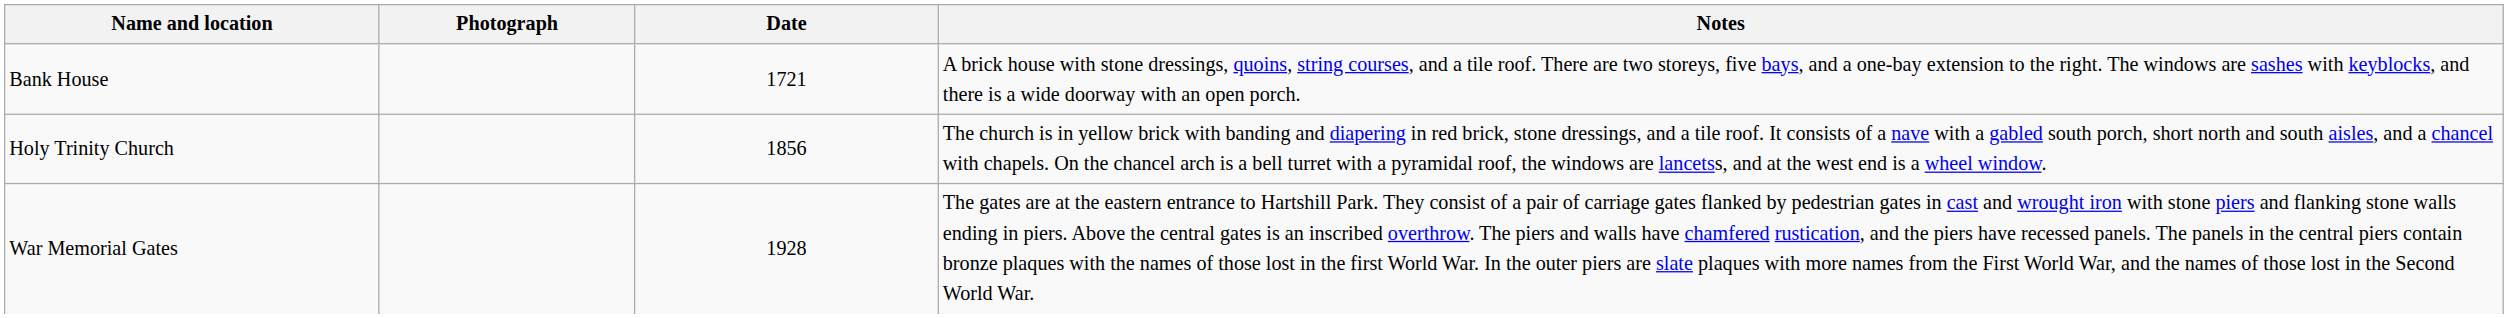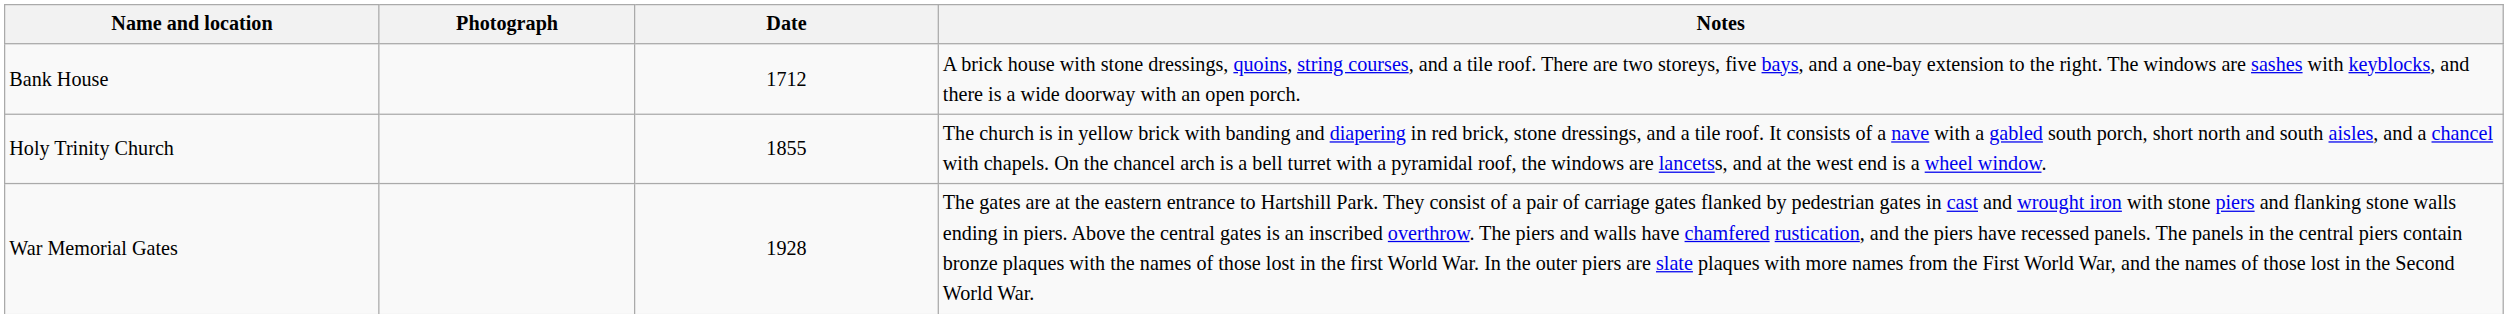(787, 78) 1721 -> (787, 78) 1712
(787, 148) 1856 -> (787, 148) 1855
